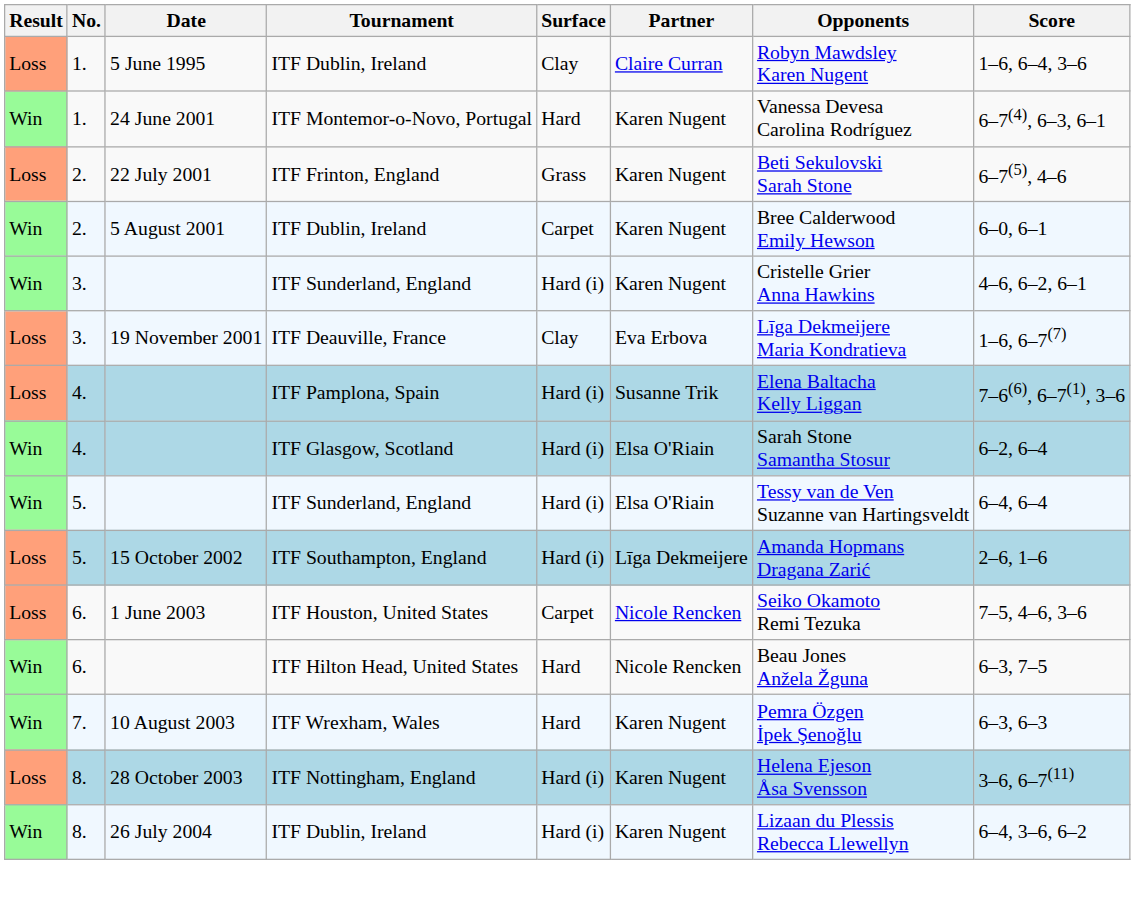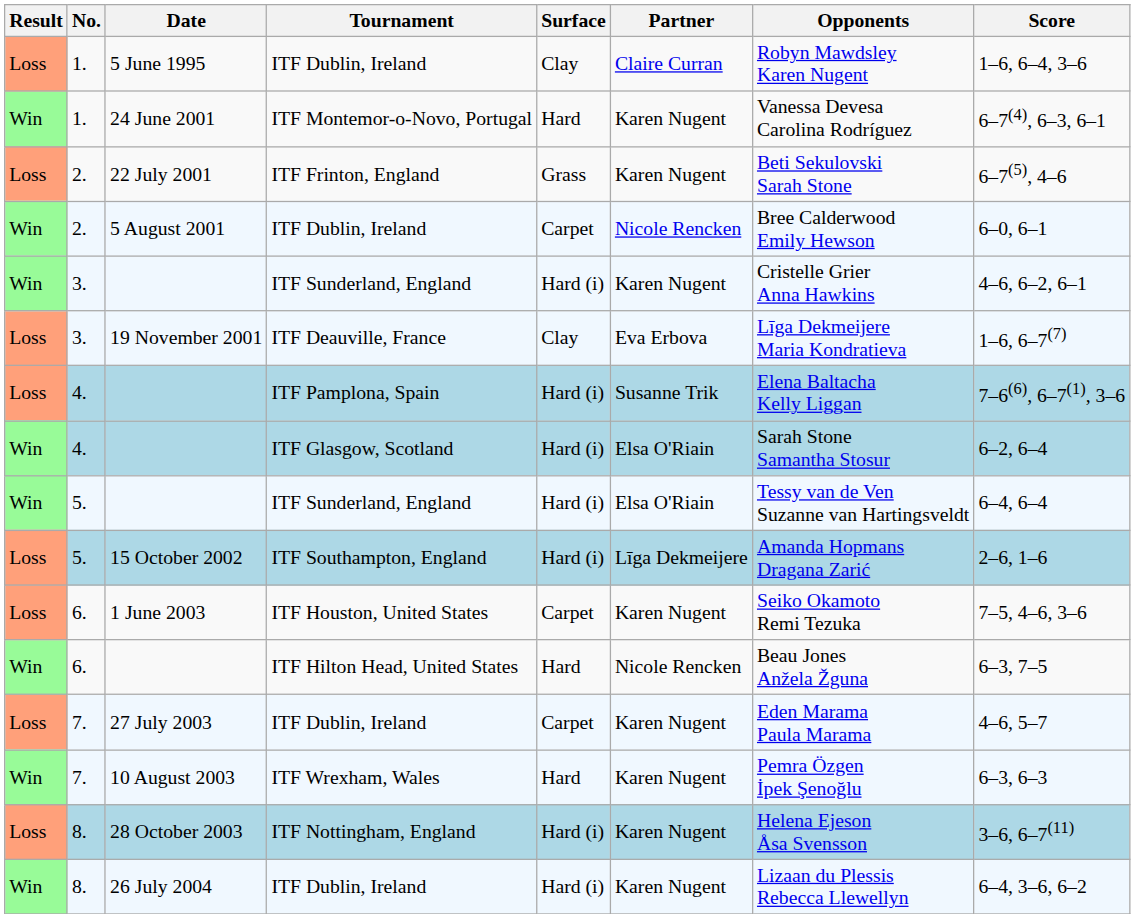(670, 227) Karen Nugent -> (678, 227) Nicole Rencken
(678, 611) Nicole Rencken -> (670, 611) Karen Nugent
+ row: (161, 721)
